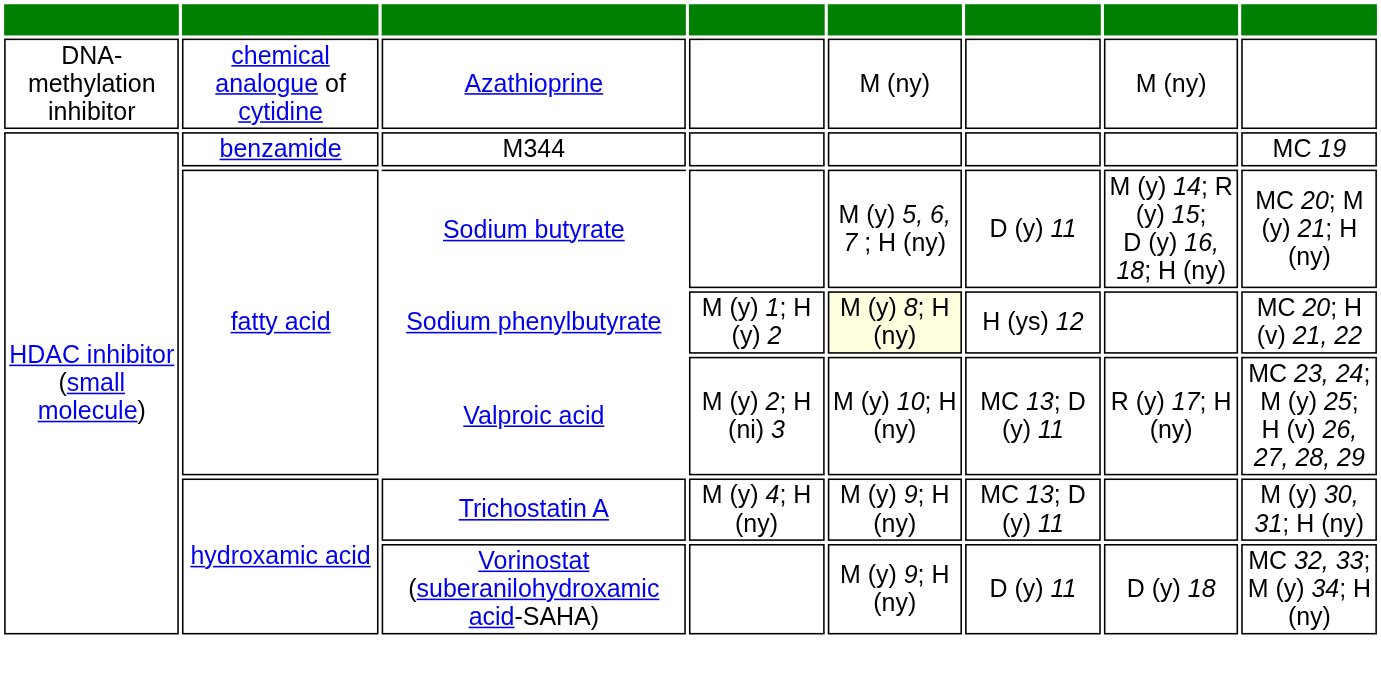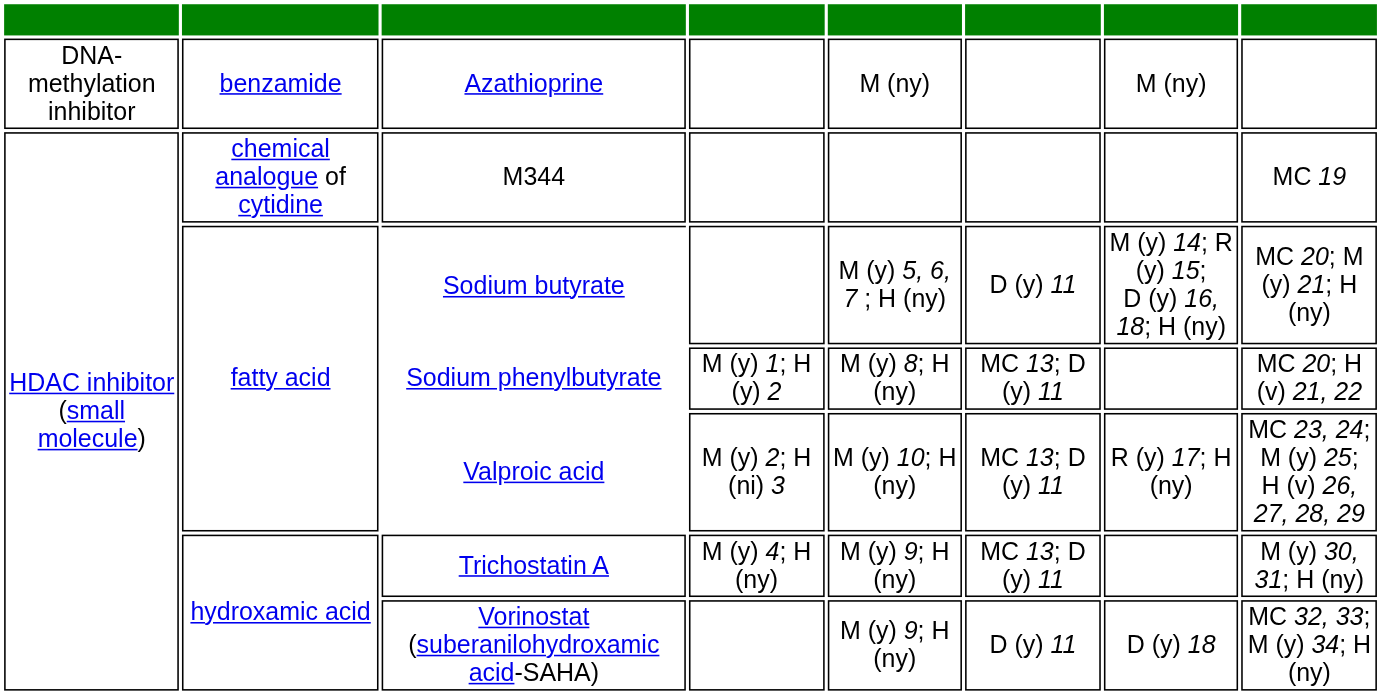(281, 83) chemical analogue of cytidine -> (281, 83) benzamide
(281, 149) benzamide -> (281, 177) chemical analogue of cytidine
(895, 322) lightyellow background -> (895, 378) no background
(1033, 322) H (ys) 12 -> (1033, 378) MC 13; D (y) 11
